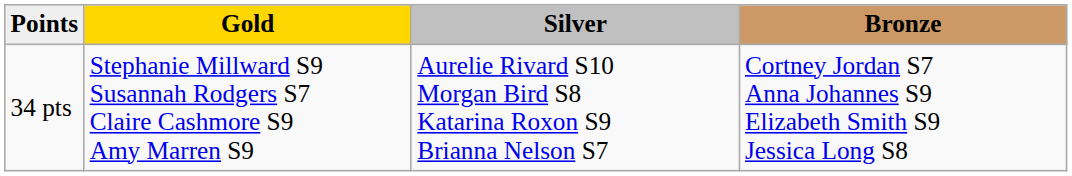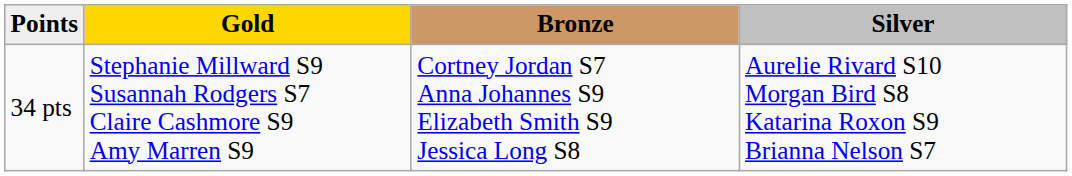columns swapped: (575, 24) <-> (903, 24)
